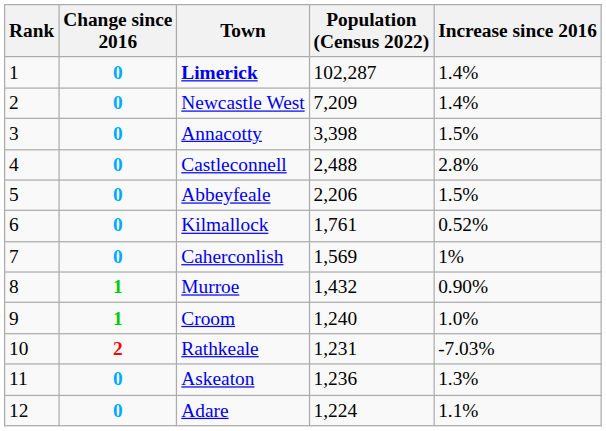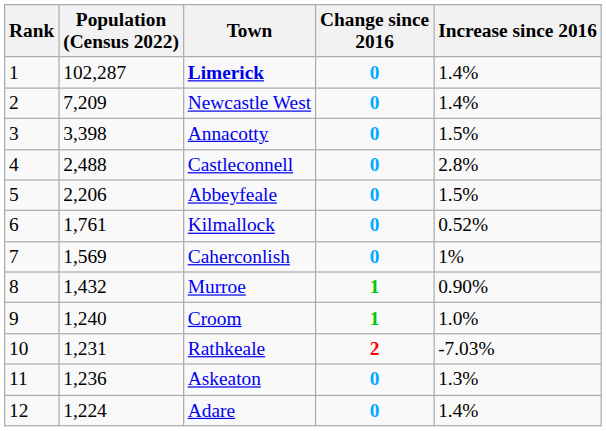columns swapped: (118, 30) <-> (371, 30)
(458, 410) 1.1% -> (458, 410) 1.4%
